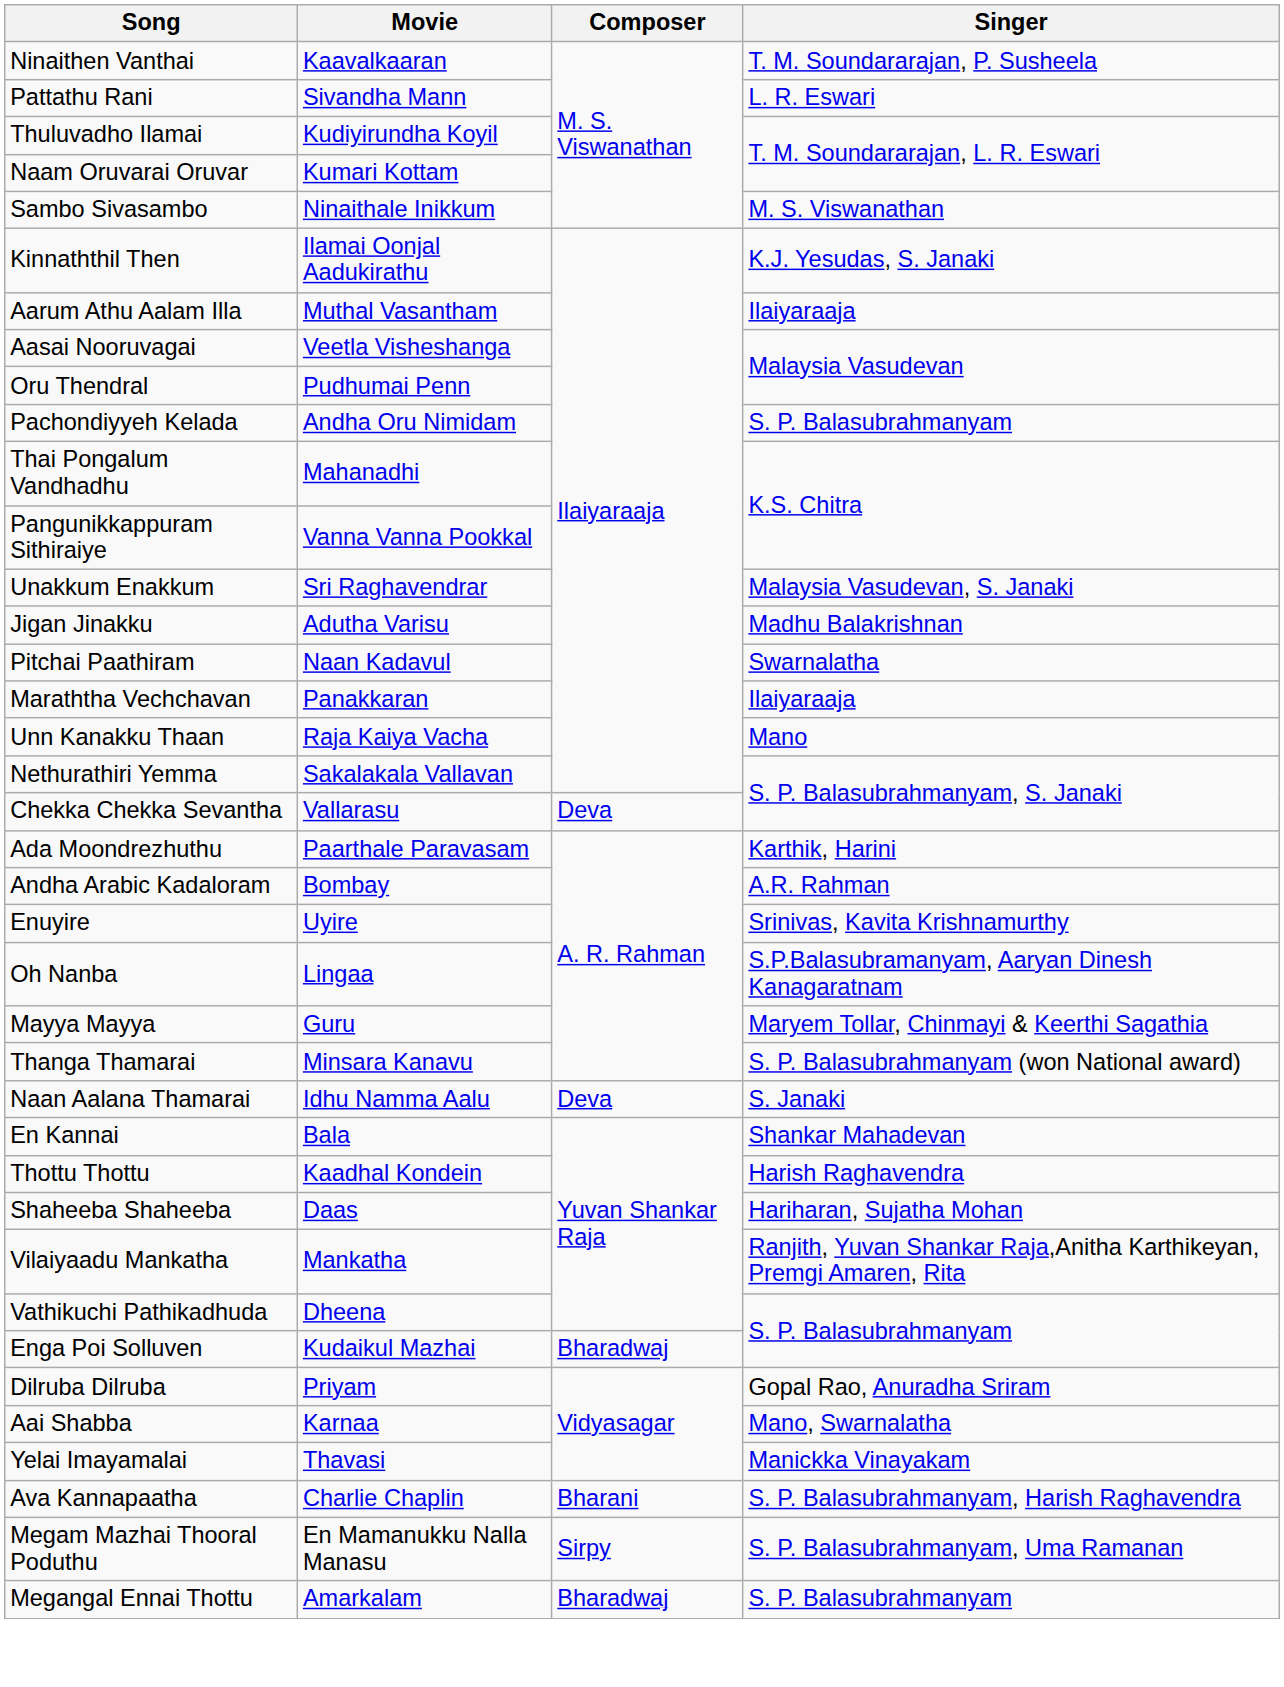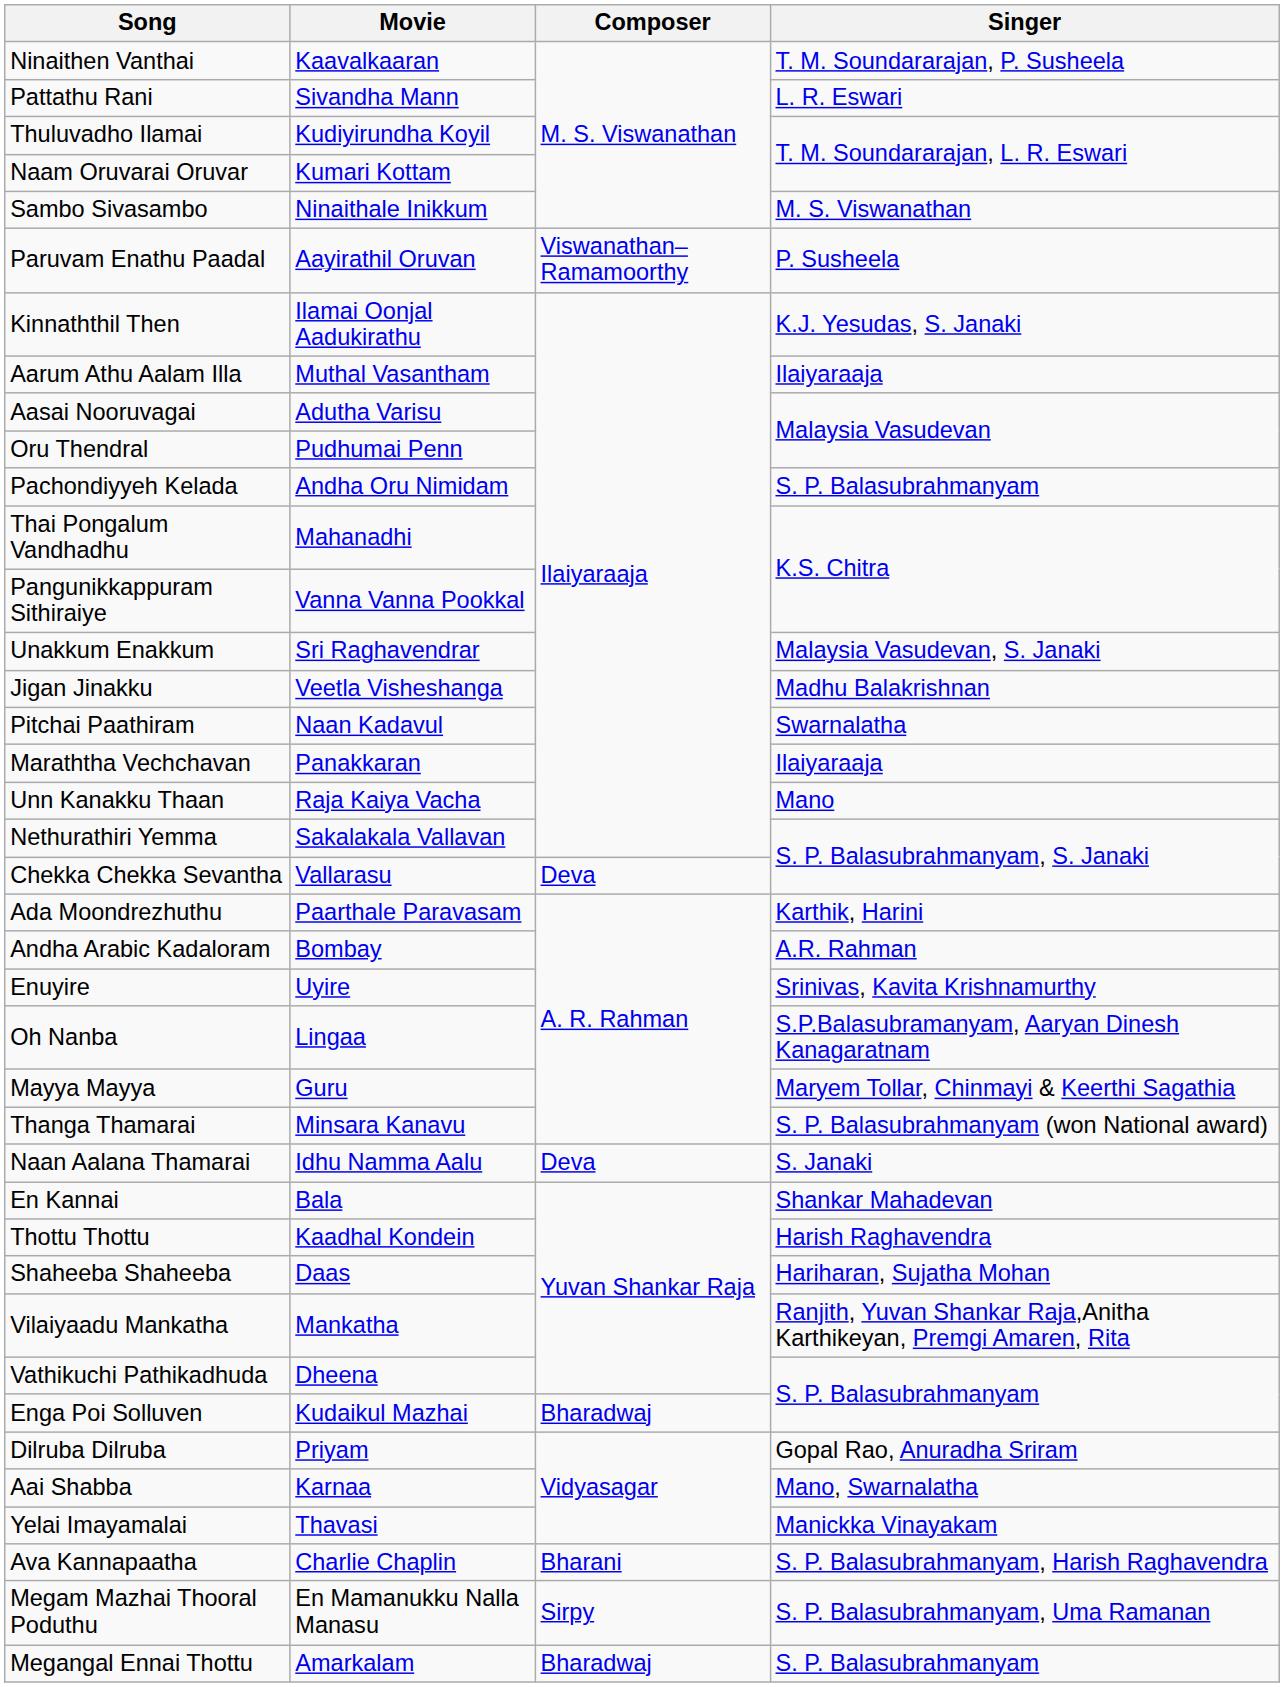+ row: (138, 260)
(407, 348) Veetla Visheshanga -> (368, 411) Adutha Varisu
(376, 624) Adutha Varisu -> (399, 688) Veetla Visheshanga
